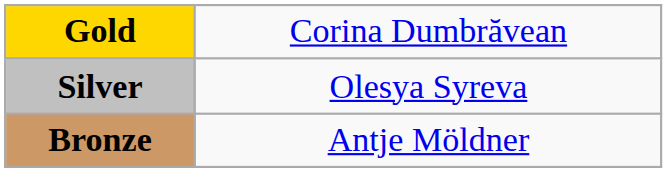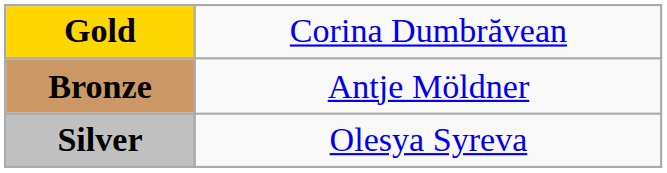rows swapped: (100, 85) <-> (100, 139)
